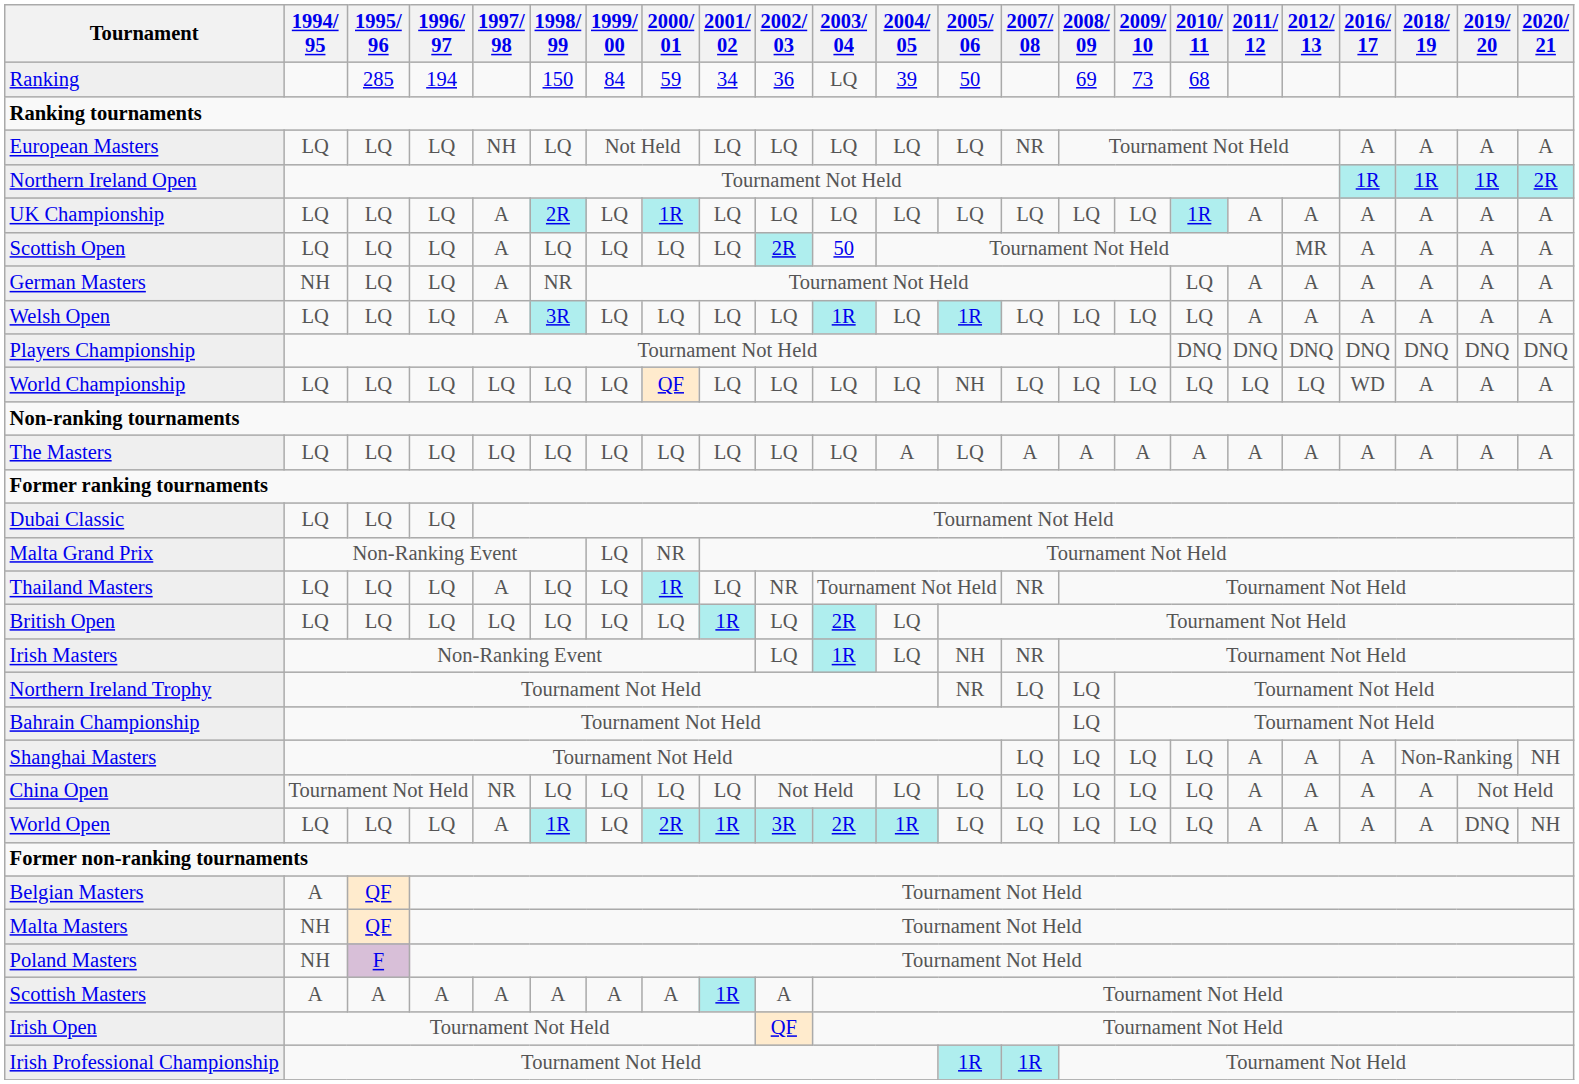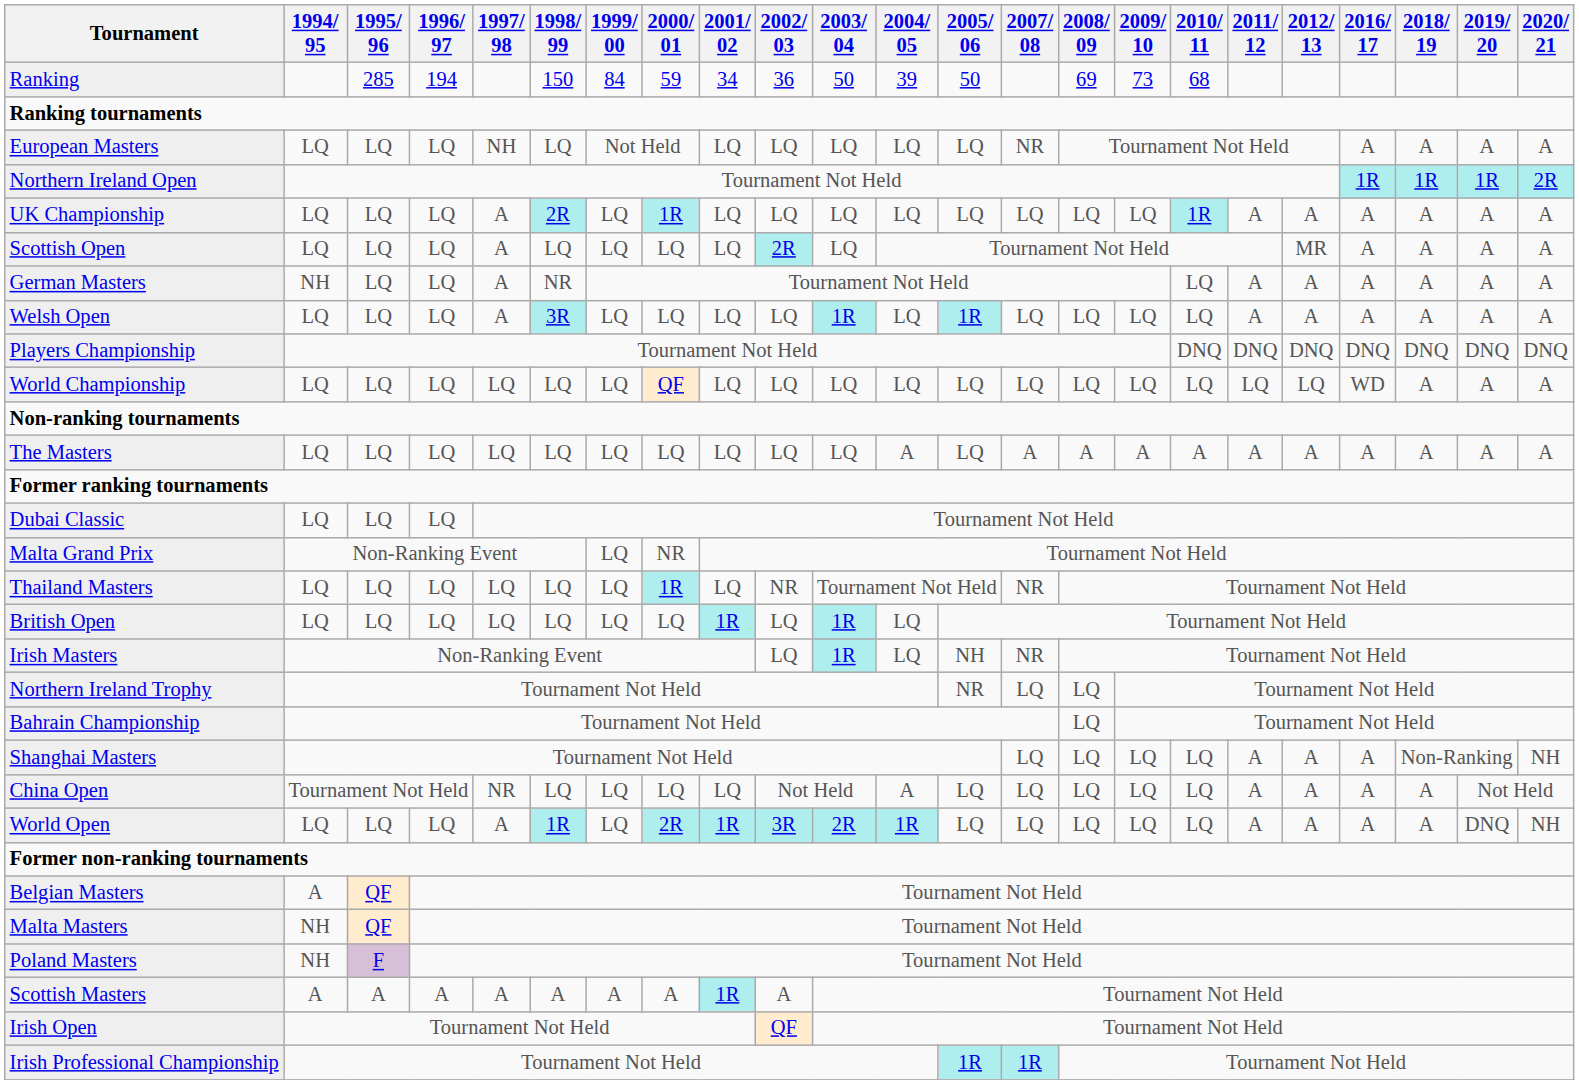(844, 79) LQ -> (844, 79) 50
(844, 248) 50 -> (844, 248) LQ
(970, 384) NH -> (970, 384) LQ
(501, 587) A -> (501, 587) LQ
(844, 621) 2R -> (844, 621) 1R
(907, 790) LQ -> (907, 790) A
